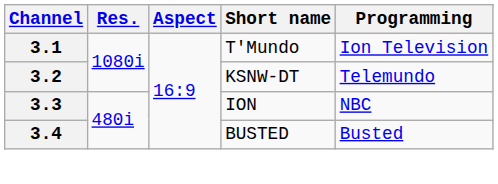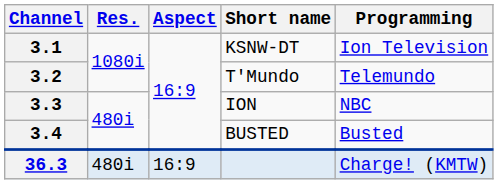(262, 48) T'Mundo -> (262, 48) KSNW-DT
(262, 77) KSNW-DT -> (262, 77) T'Mundo
+ row: (46, 165)
